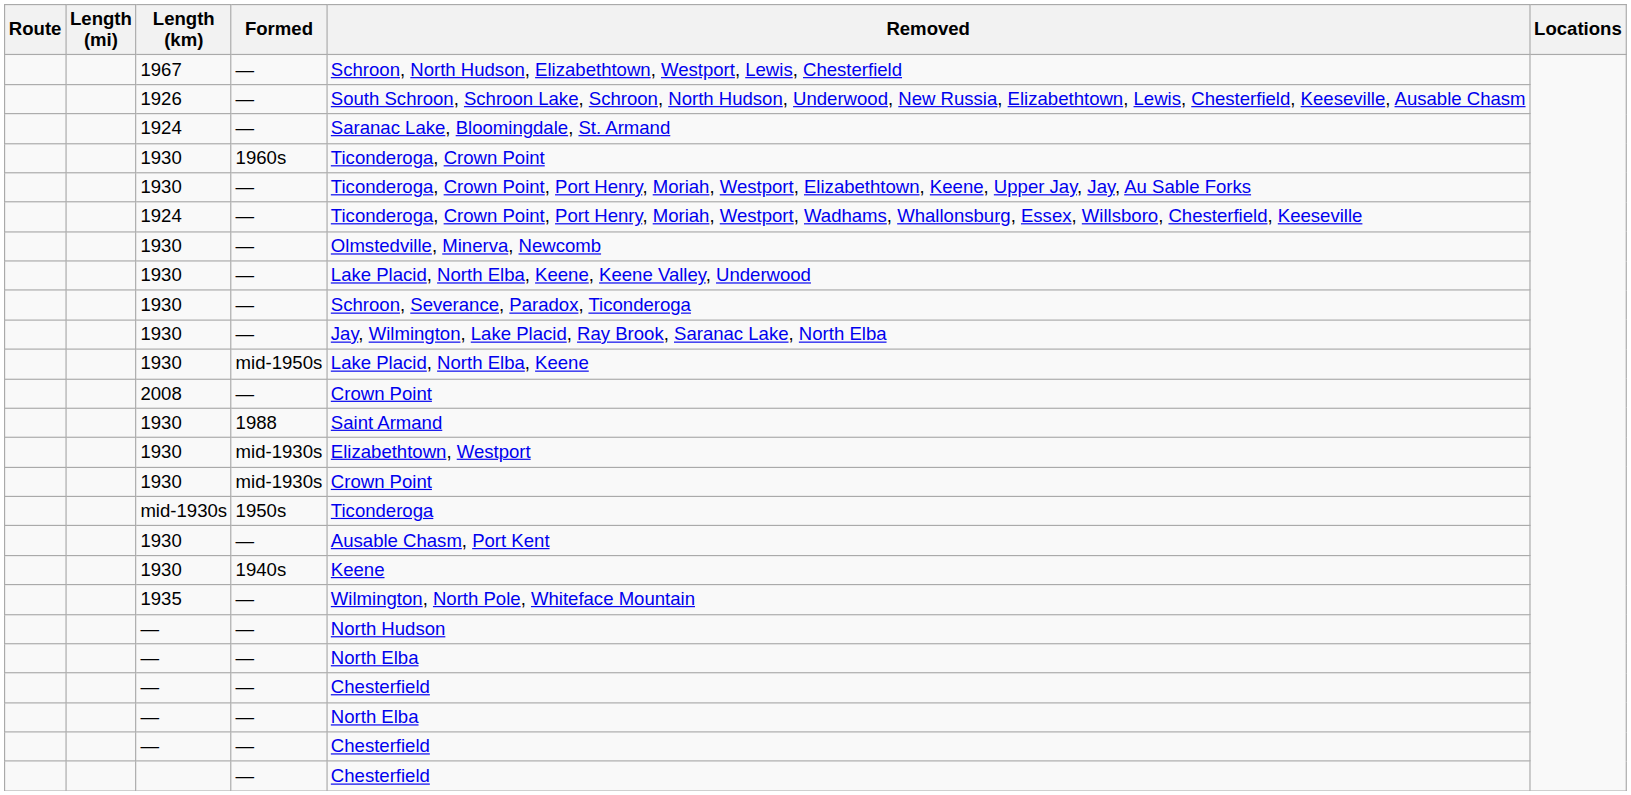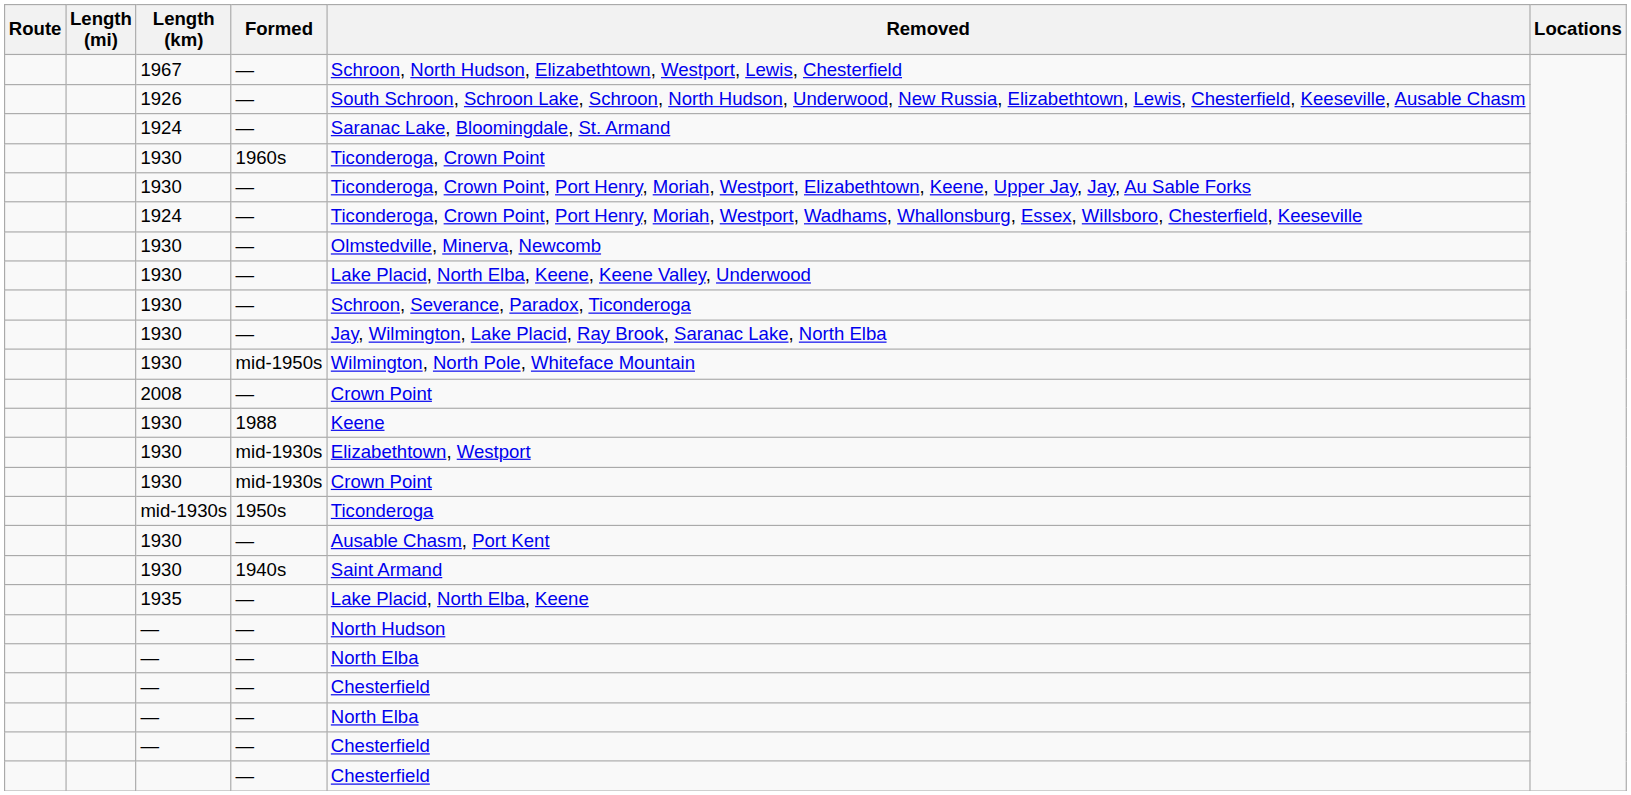(460, 363) Lake Placid, North Elba, Keene -> (513, 363) Wilmington, North Pole, Whiteface Mountain
(387, 422) Saint Armand -> (358, 422) Keene
(358, 569) Keene -> (387, 569) Saint Armand
(513, 599) Wilmington, North Pole, Whiteface Mountain -> (460, 599) Lake Placid, North Elba, Keene
